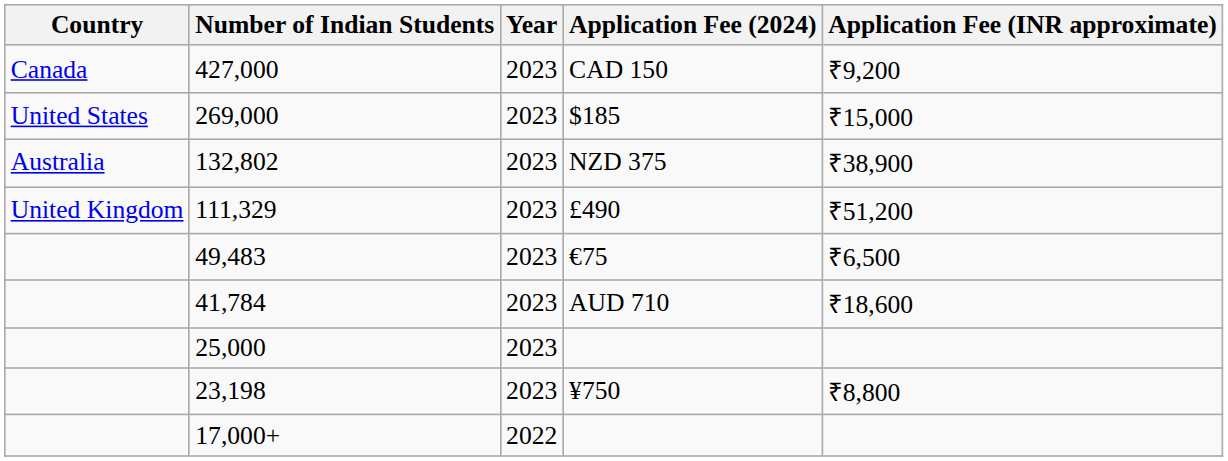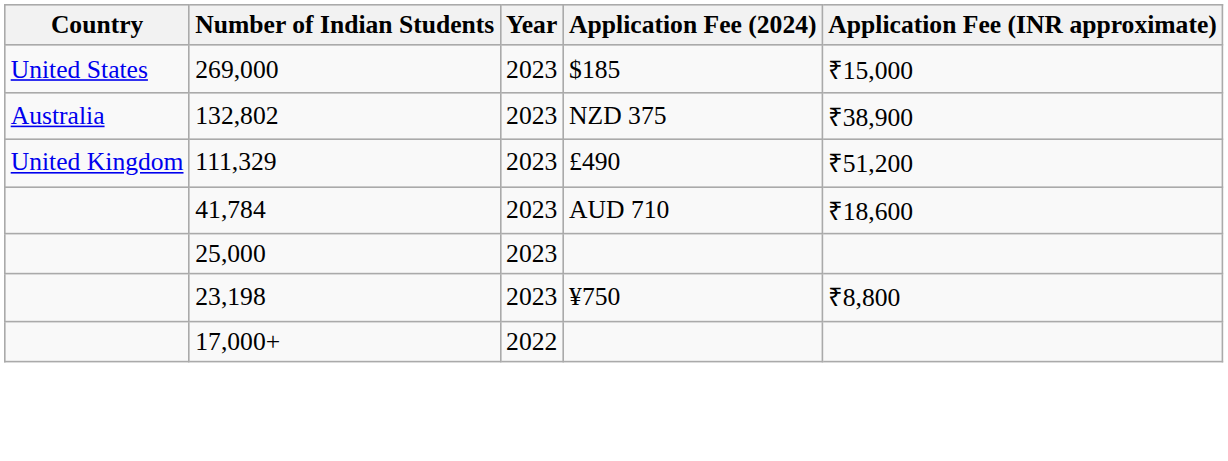- row: (237, 68)
- row: (231, 256)
